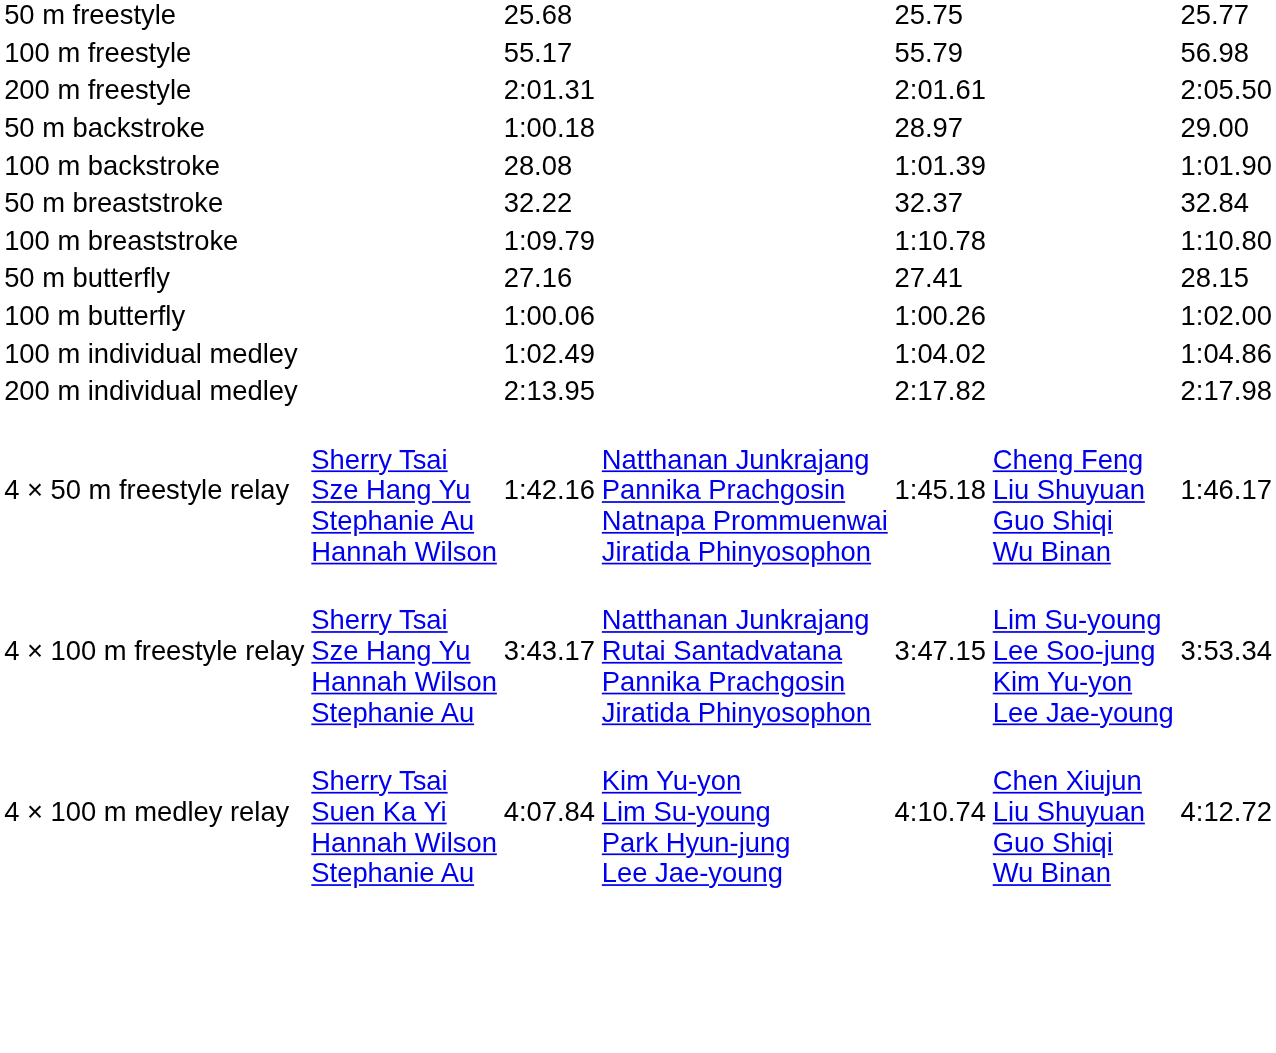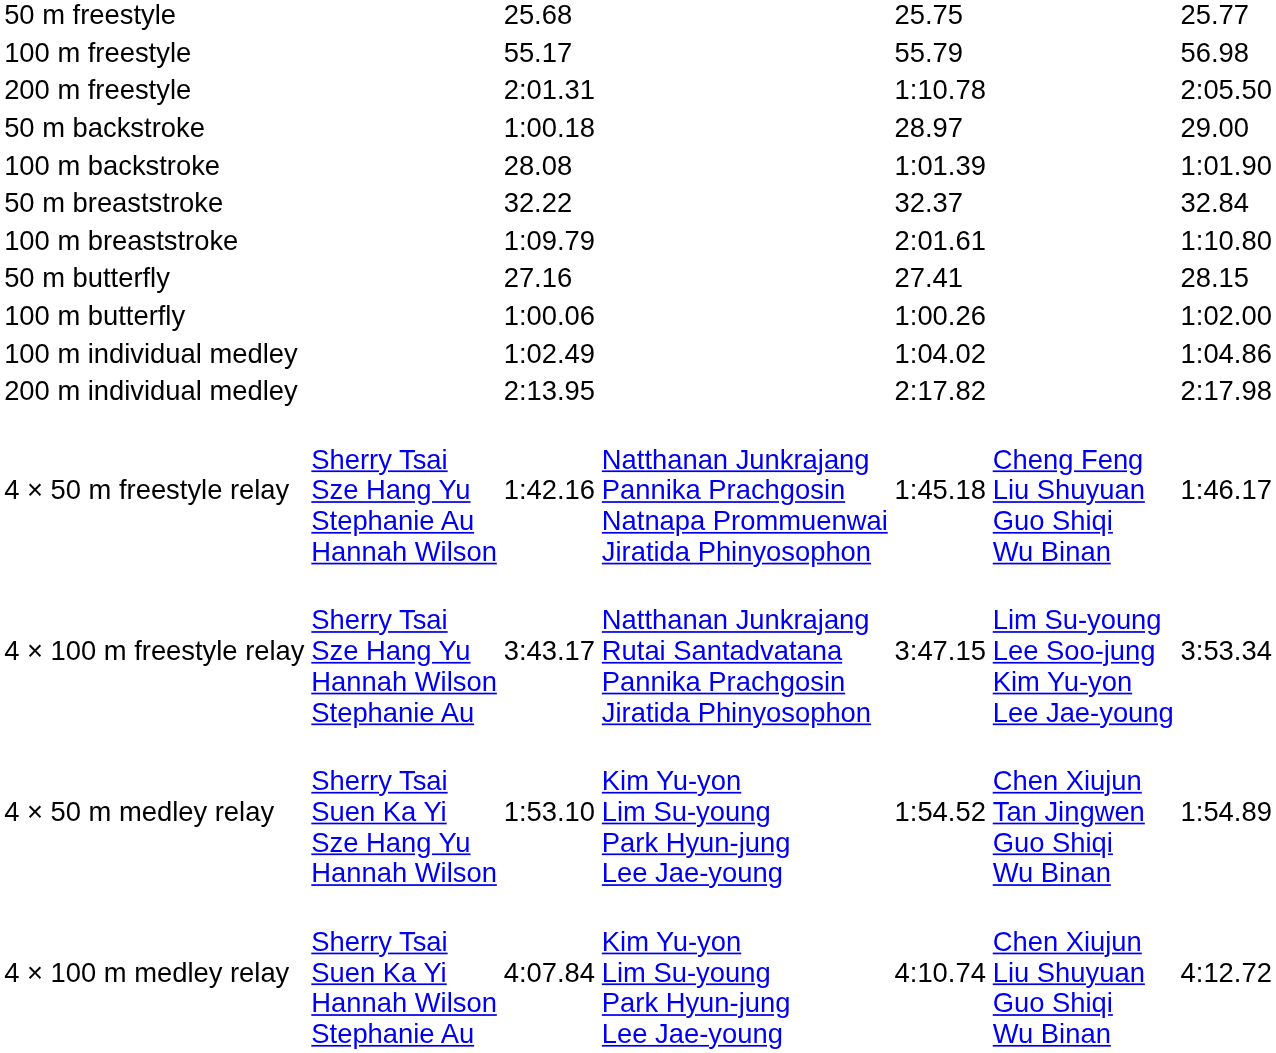(940, 90) 2:01.61 -> (940, 90) 1:10.78
(940, 240) 1:10.78 -> (940, 240) 2:01.61
+ row: (139, 812)
